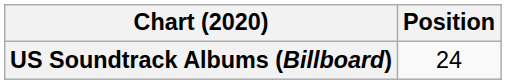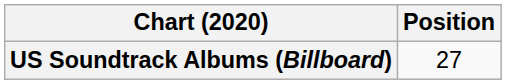(449, 60) 24 -> (449, 60) 27
